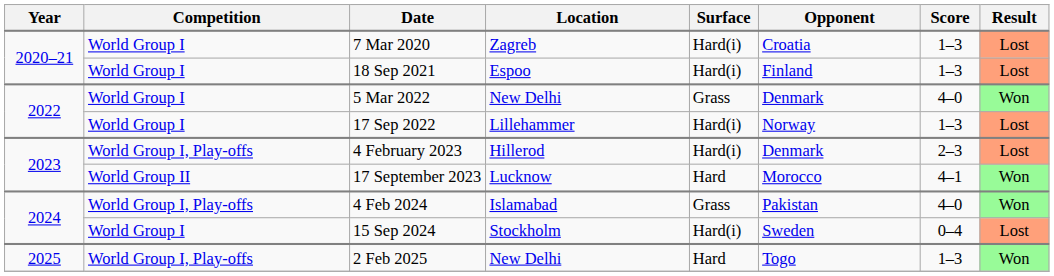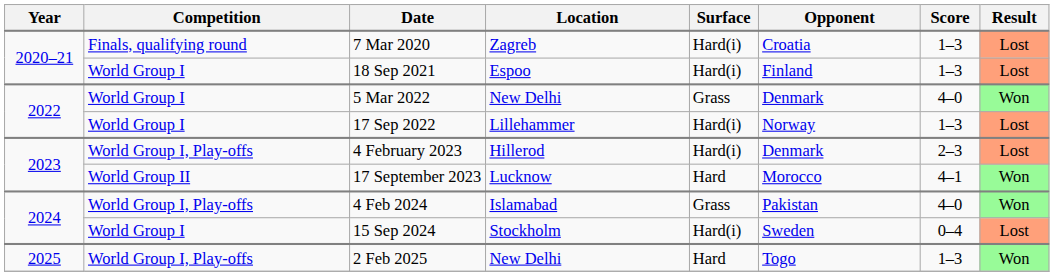(136, 44) World Group I -> (167, 44) Finals, qualifying round
